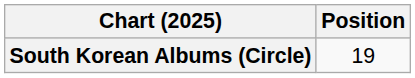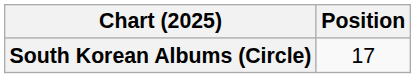(363, 55) 19 -> (363, 55) 17
